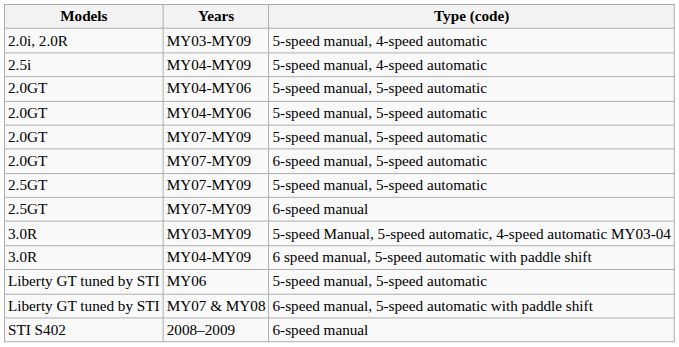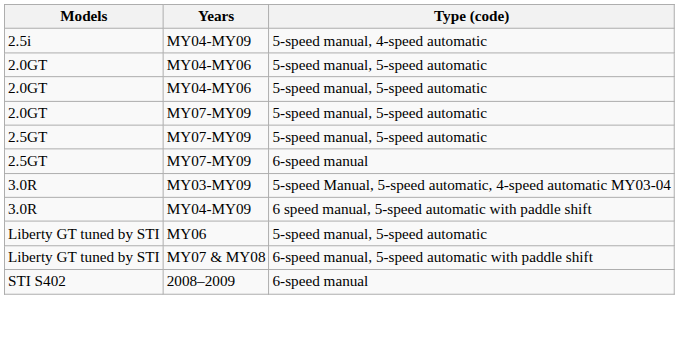- row: (38, 40)
- row: (28, 161)
